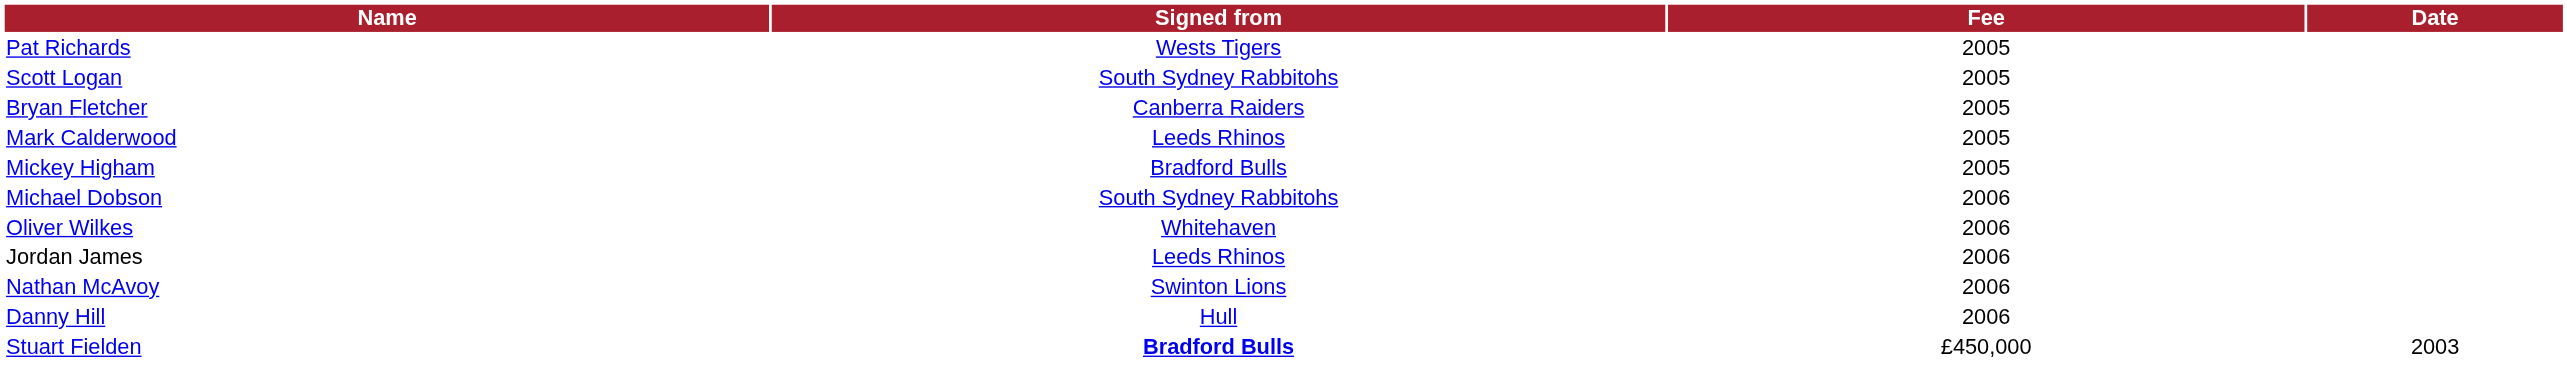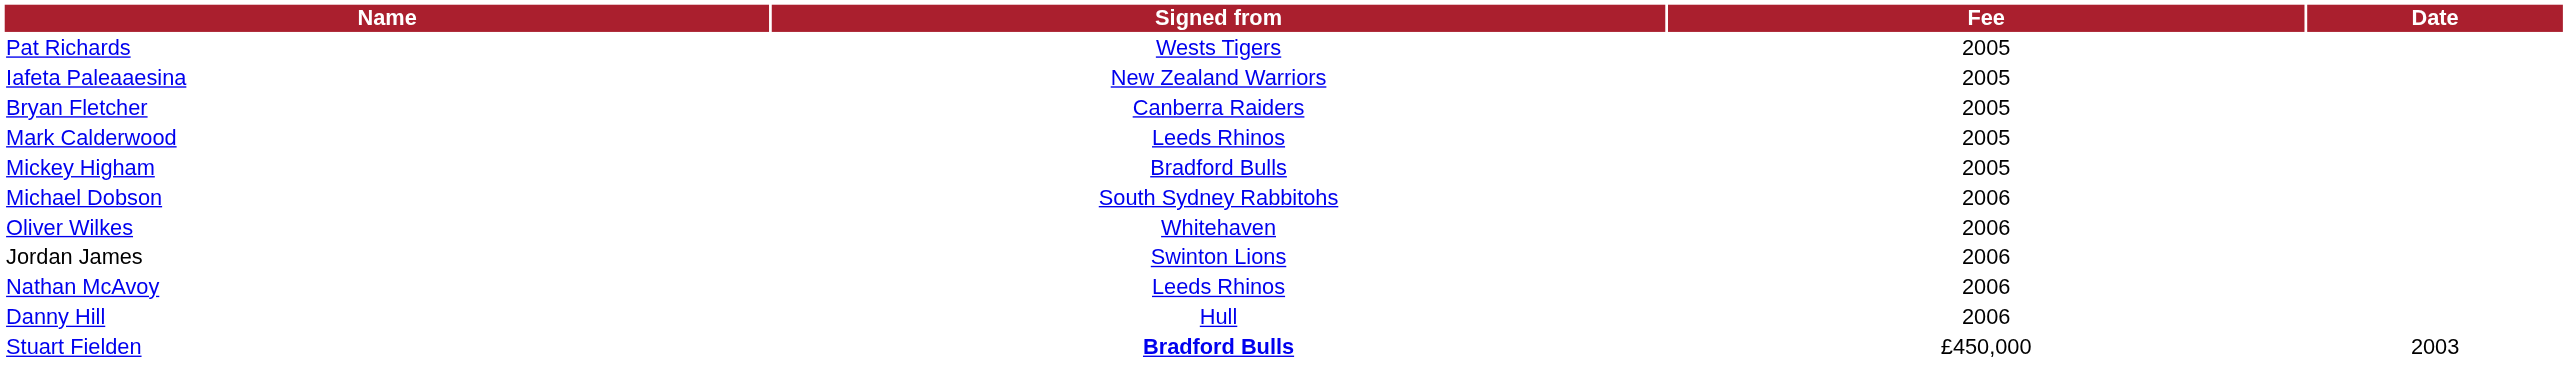+ row: (96, 77)
- row: (64, 77)
(1219, 257) Leeds Rhinos -> (1219, 257) Swinton Lions
(1219, 287) Swinton Lions -> (1219, 287) Leeds Rhinos
